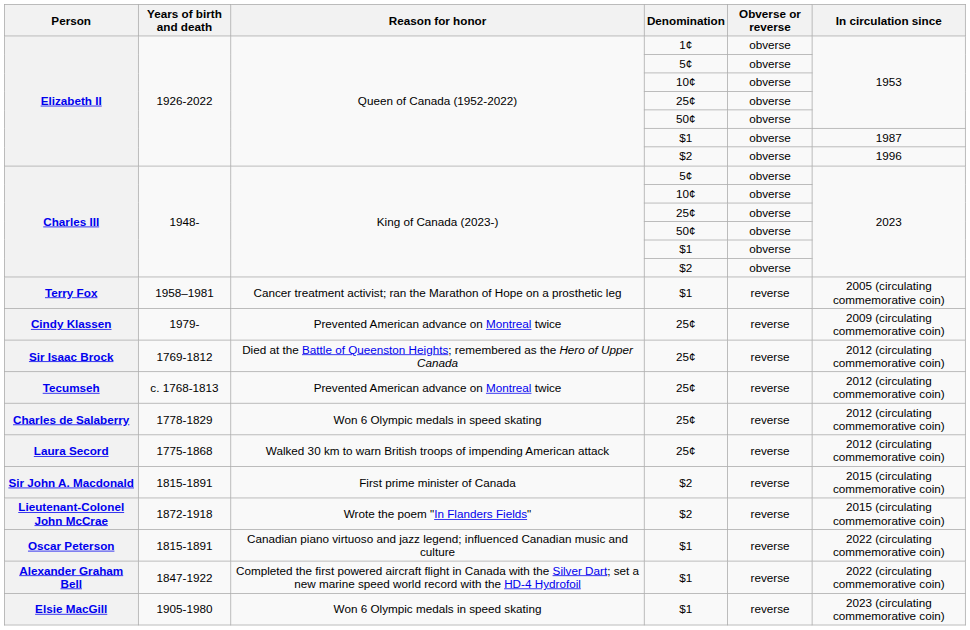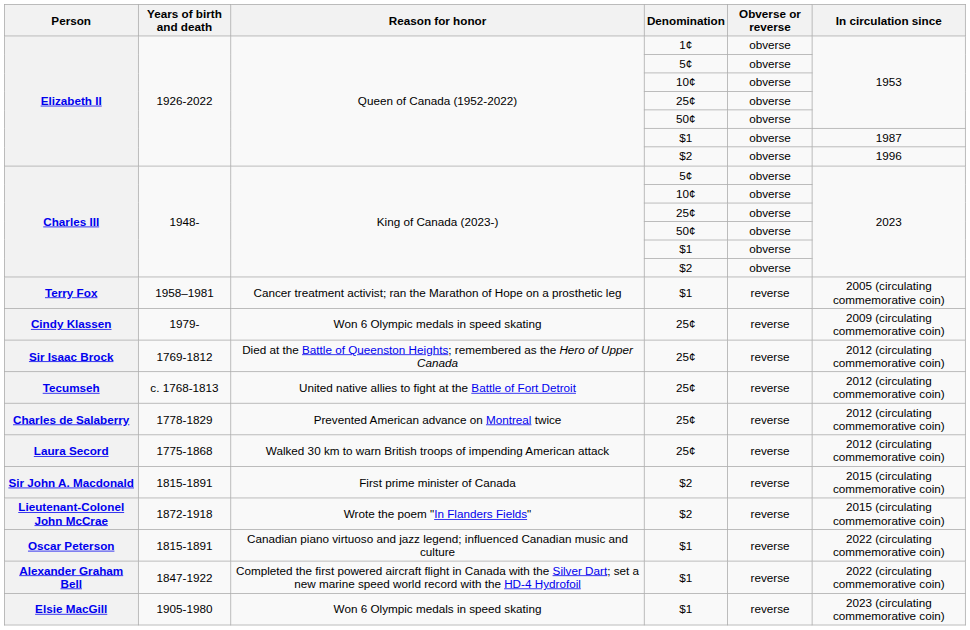(438, 324) Prevented American advance on Montreal twice -> (438, 324) Won 6 Olympic medals in speed skating
(438, 388) Prevented American advance on Montreal twice -> (438, 388) United native allies to fight at the Battle of Fort Detroit
(438, 419) Won 6 Olympic medals in speed skating -> (438, 419) Prevented American advance on Montreal twice
